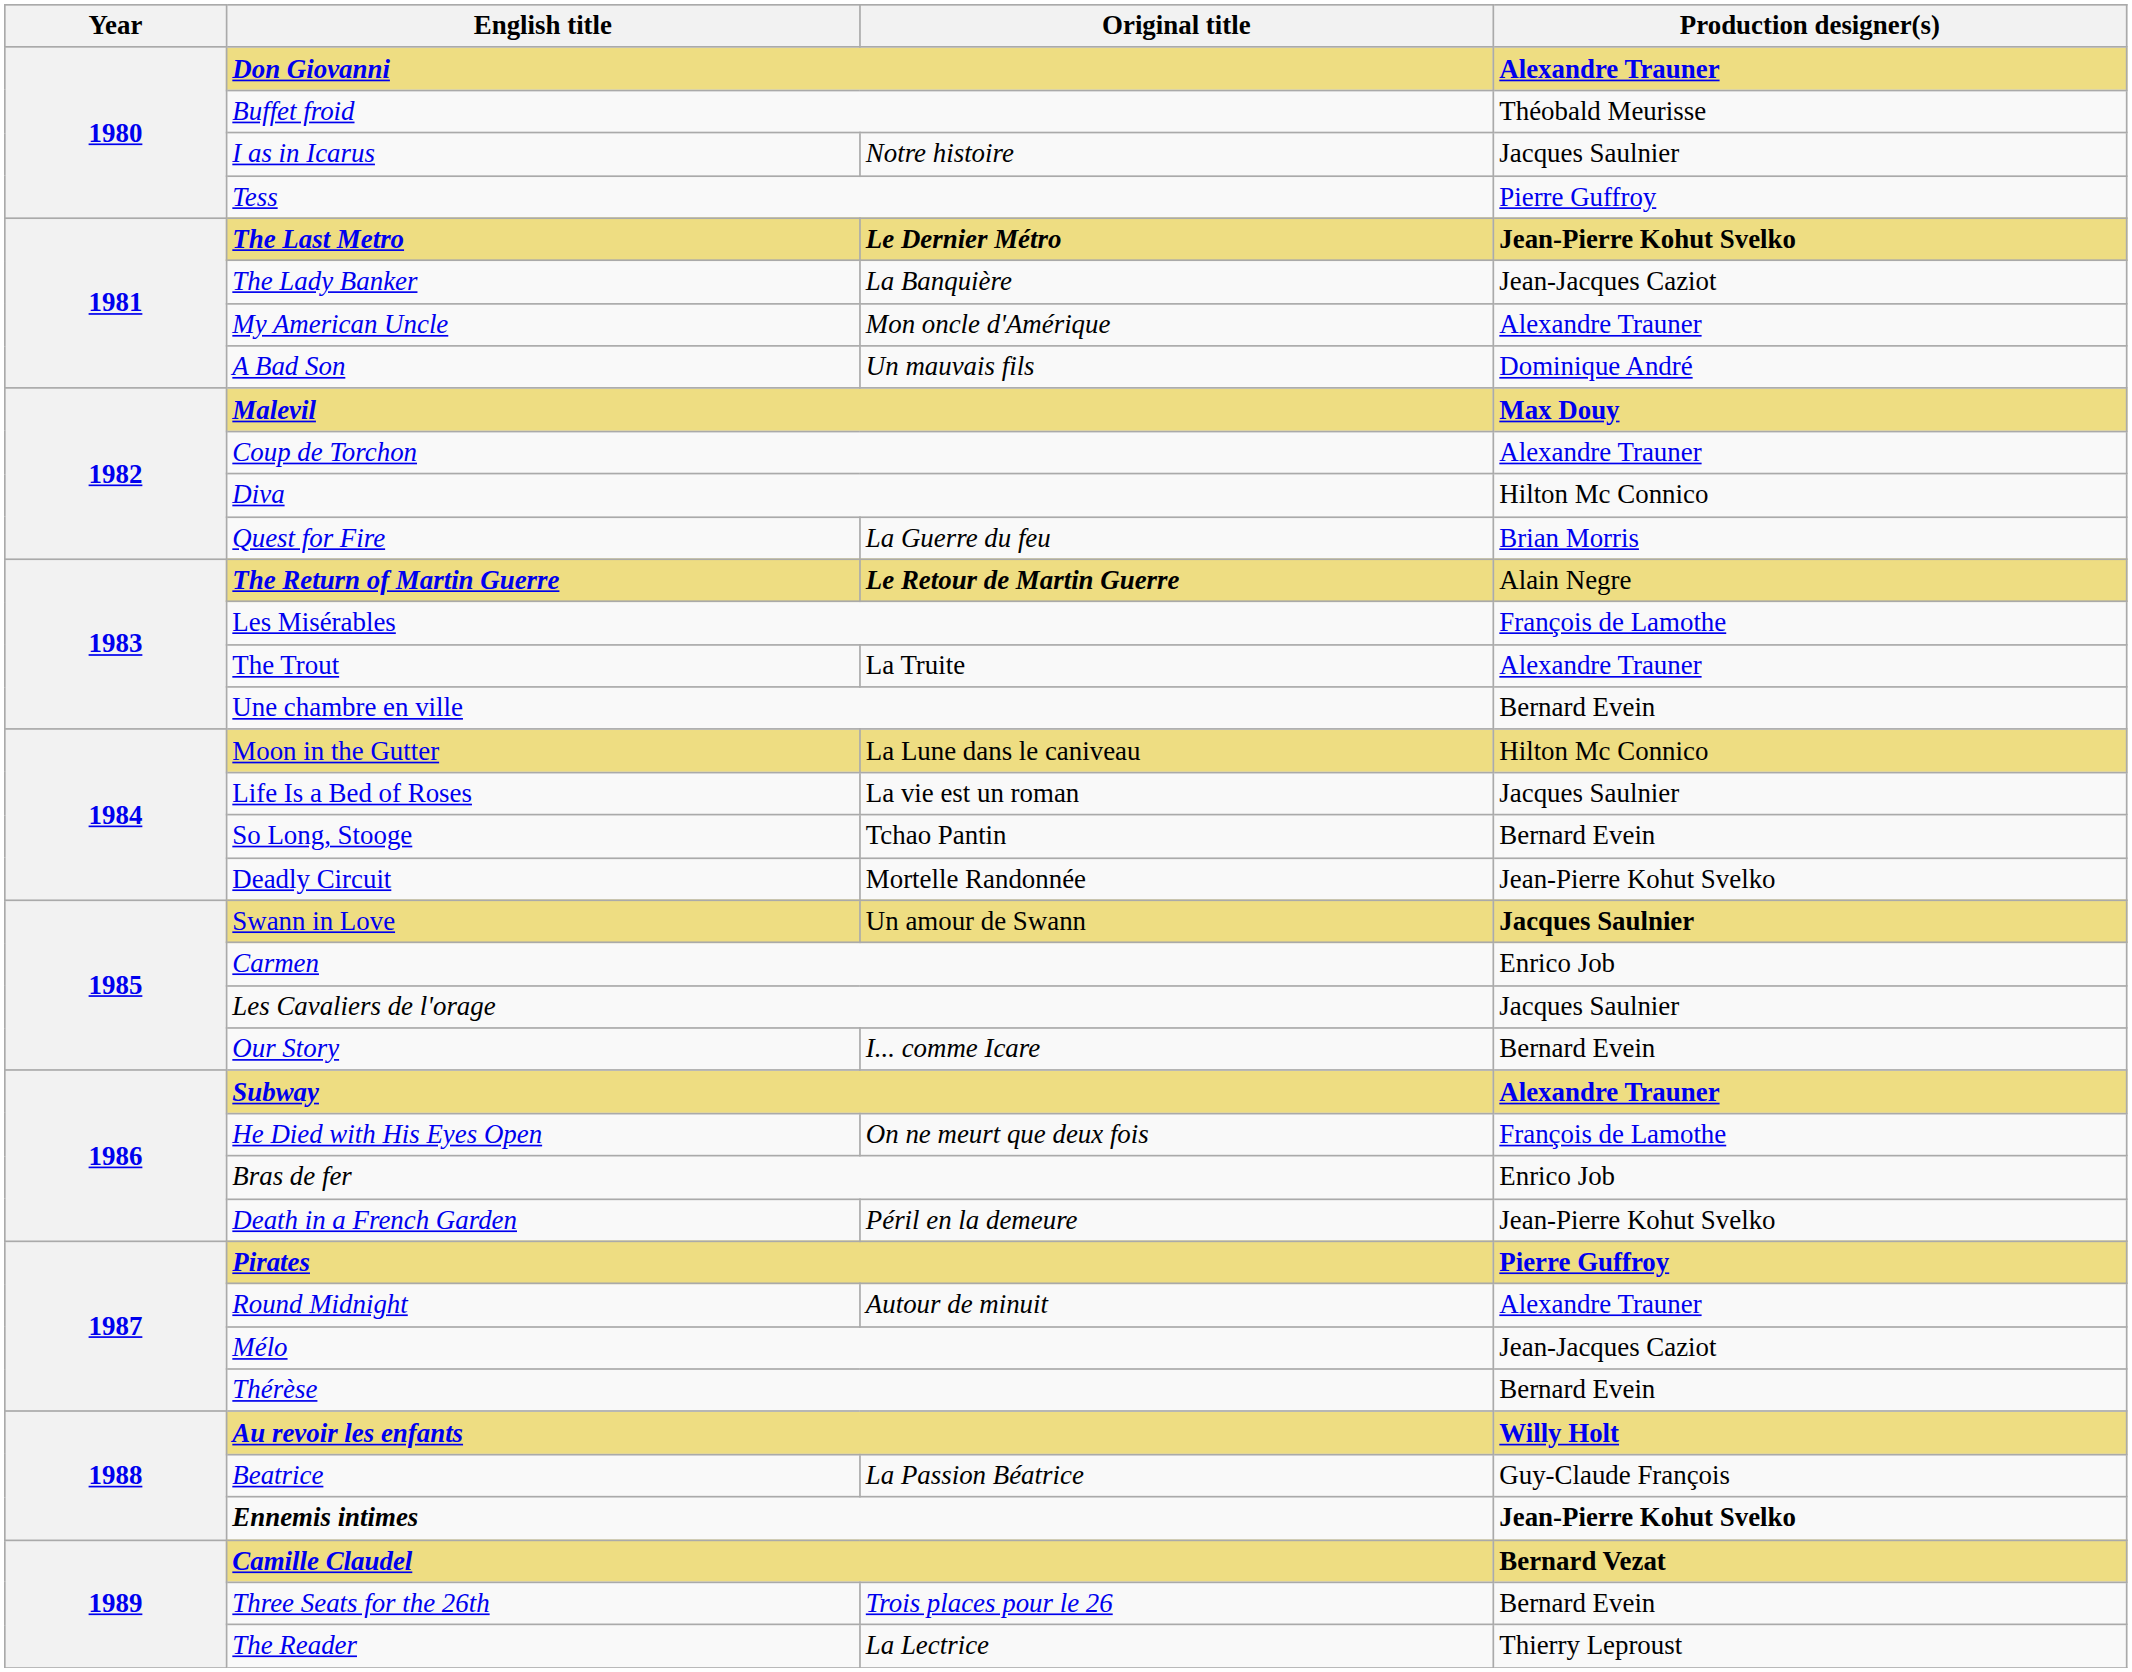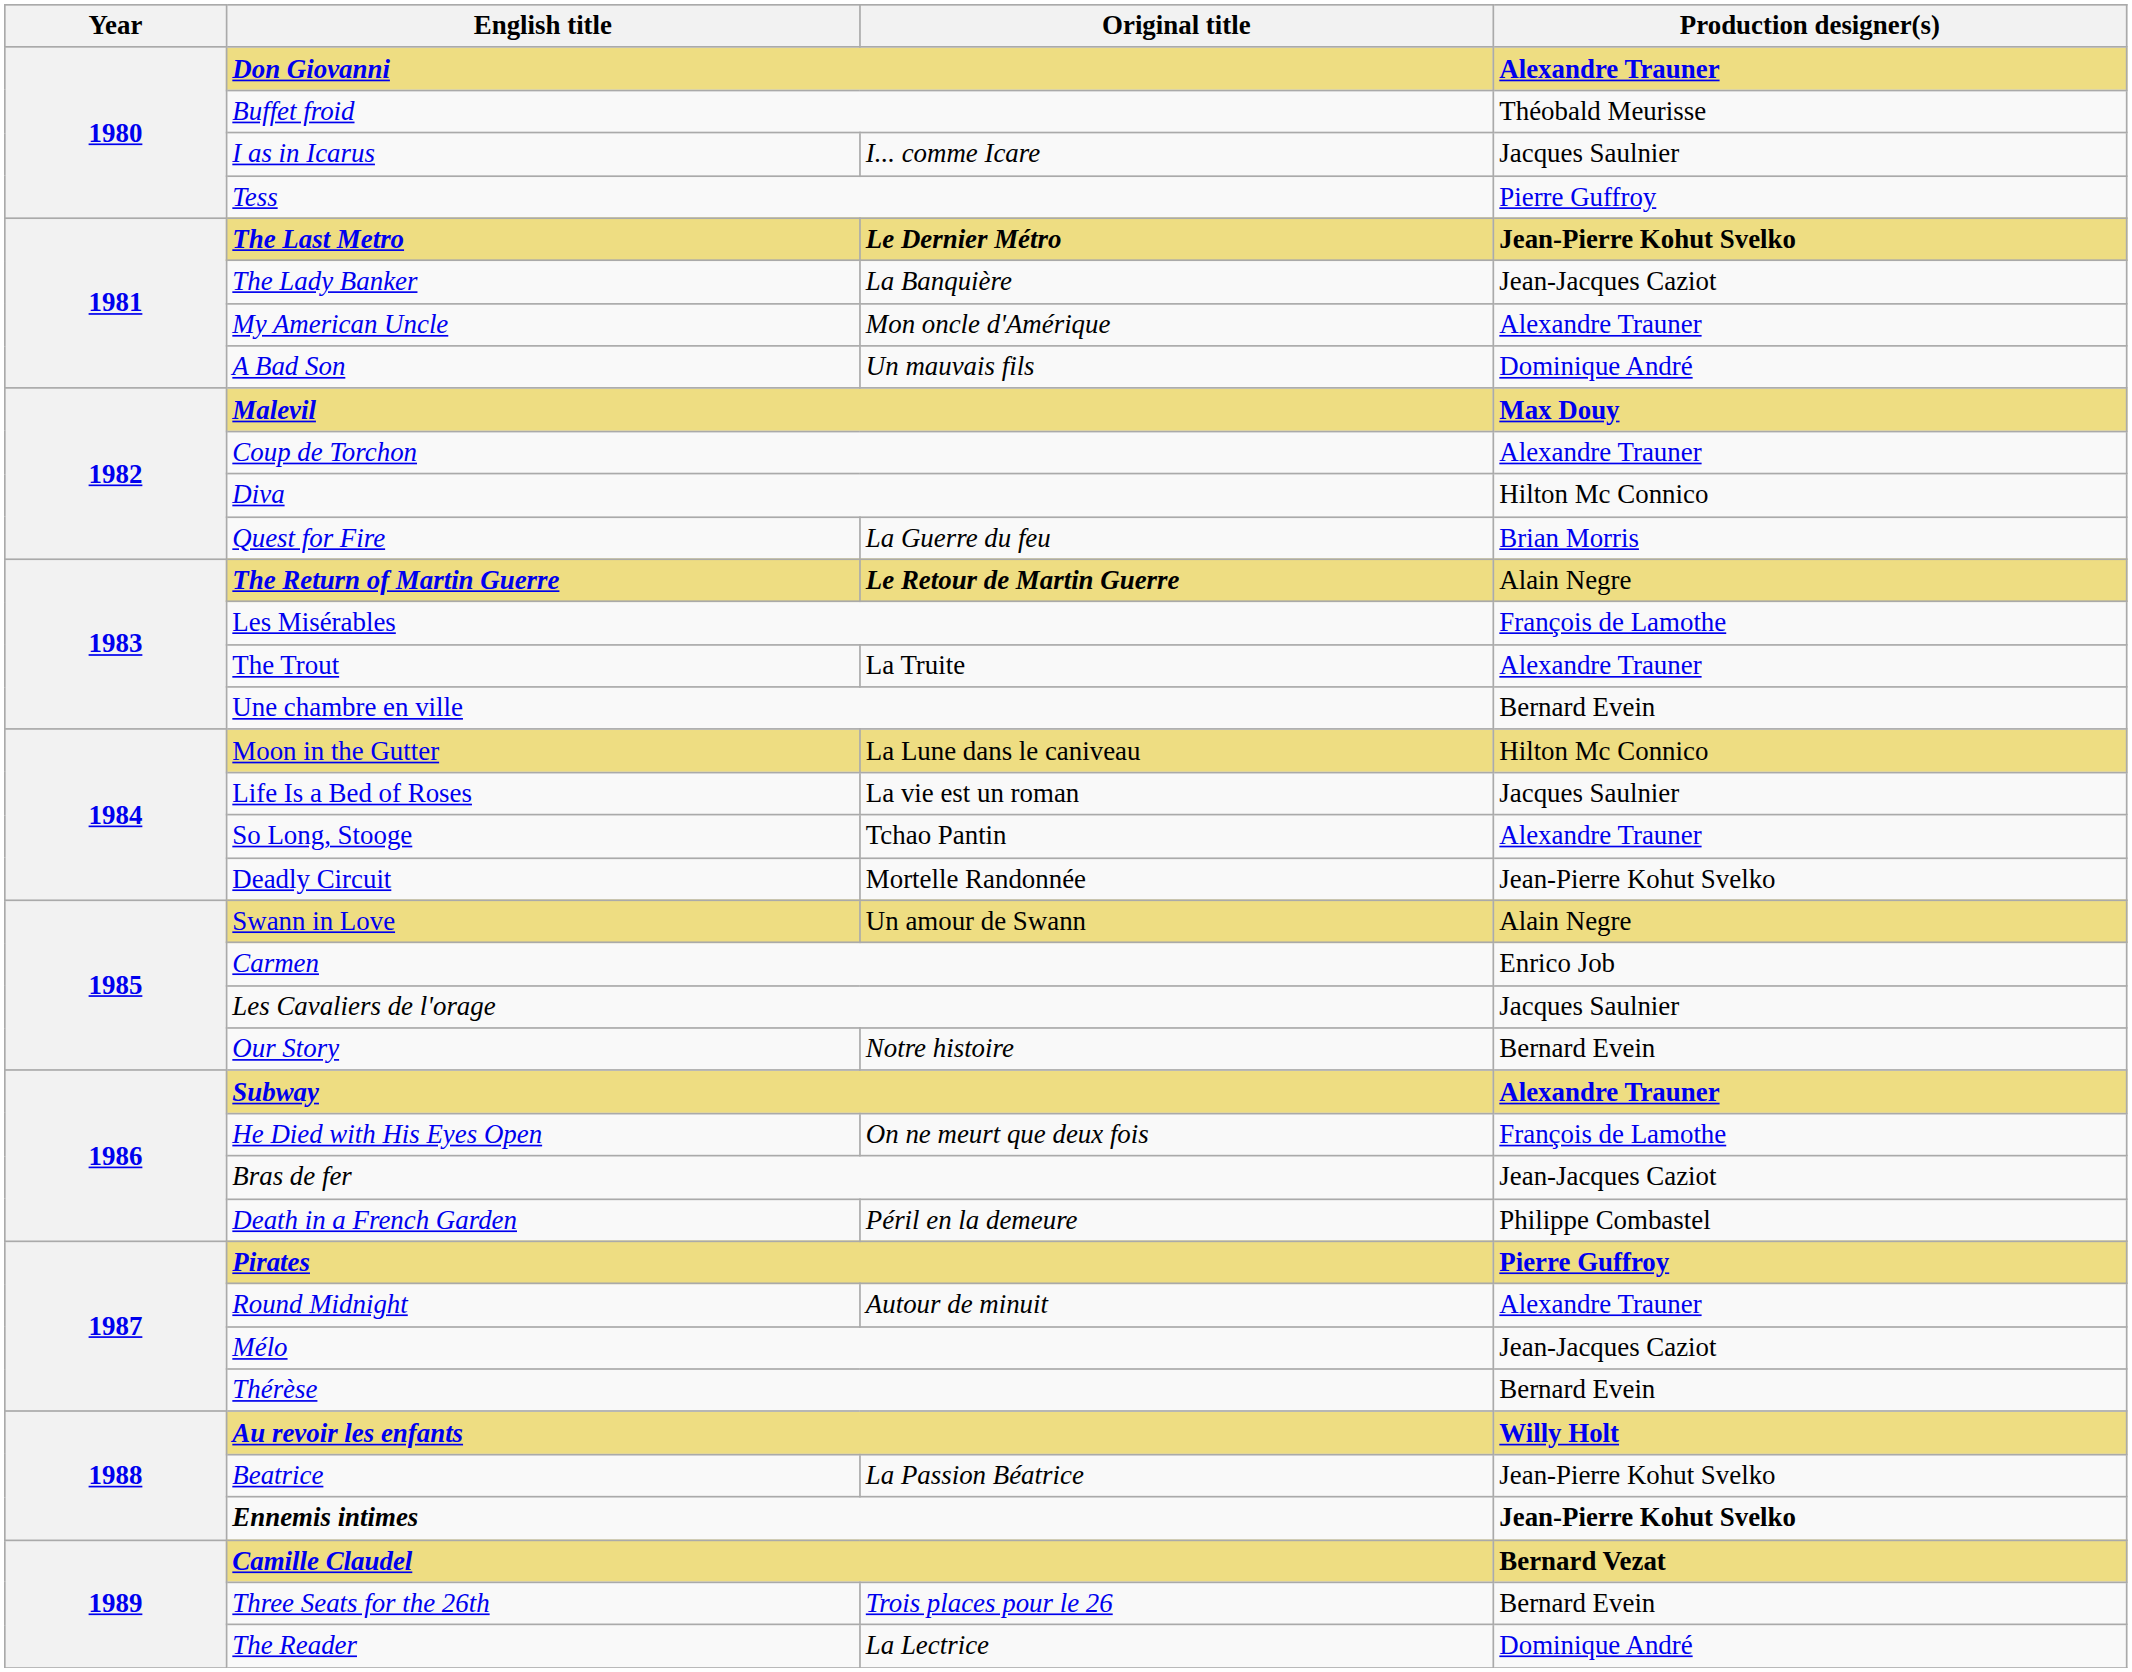(940, 153) Notre histoire -> (953, 153) I... comme Icare
(1577, 835) Bernard Evein -> (1600, 835) Alexandre Trauner
(1597, 921) Jacques Saulnier -> (1565, 921) Alain Negre
(953, 1048) I... comme Icare -> (940, 1048) Notre histoire
(1557, 1176) Enrico Job -> (1608, 1176) Jean-Jacques Caziot
(1637, 1219) Jean-Pierre Kohut Svelko -> (1605, 1219) Philippe Combastel
(1615, 1475) Guy-Claude François -> (1637, 1475) Jean-Pierre Kohut Svelko
(1591, 1645) Thierry Leproust -> (1596, 1645) Dominique André
